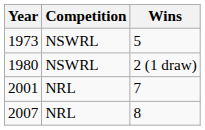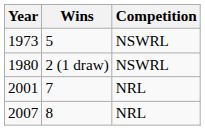columns swapped: (86, 16) <-> (165, 16)
